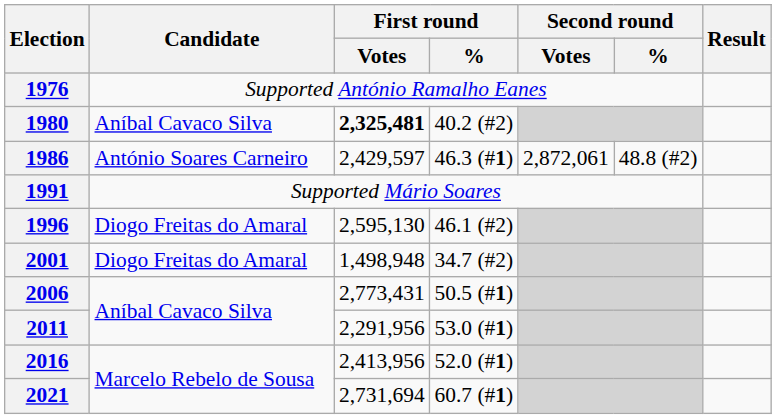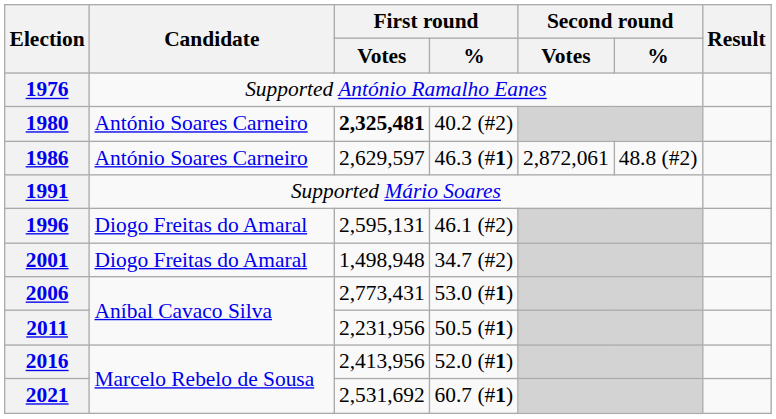(183, 123) Aníbal Cavaco Silva -> (201, 123) António Soares Carneiro
(382, 157) 2,429,597 -> (382, 157) 2,629,597
(382, 225) 2,595,130 -> (382, 225) 2,595,131
(474, 293) 50.5 (#1) -> (474, 293) 53.0 (#1)
(382, 327) 2,291,956 -> (382, 327) 2,231,956
(474, 327) 53.0 (#1) -> (474, 327) 50.5 (#1)
(382, 395) 2,731,694 -> (382, 395) 2,531,692
